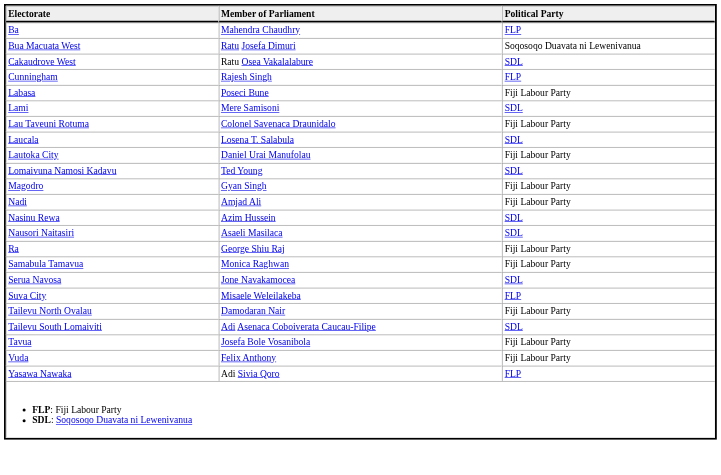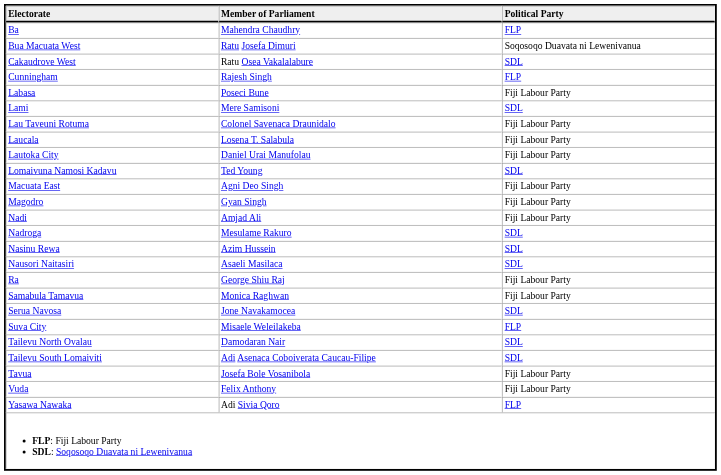(514, 139) SDL -> (538, 139) Fiji Labour Party
+ row: (34, 186)
+ row: (25, 233)
(538, 311) Fiji Labour Party -> (514, 342) SDL
